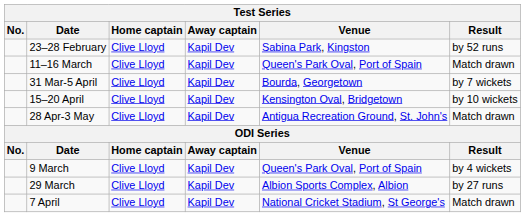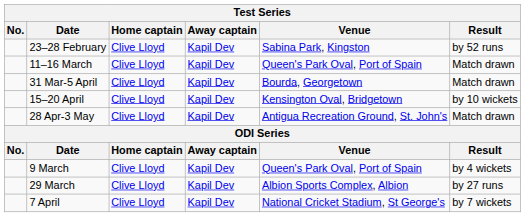(482, 82) by 7 wickets -> (483, 82) Match drawn
(483, 202) Match drawn -> (482, 202) by 7 wickets
